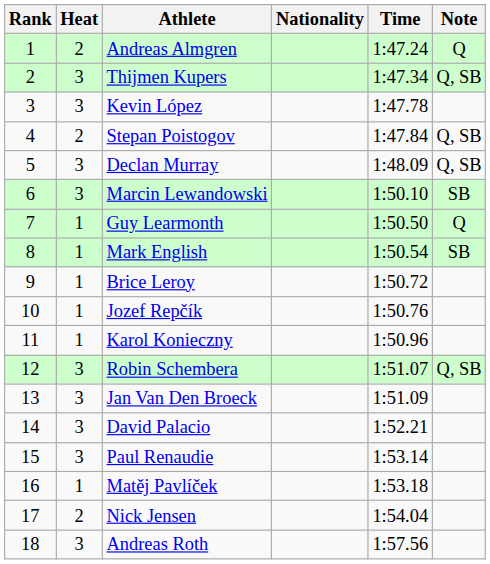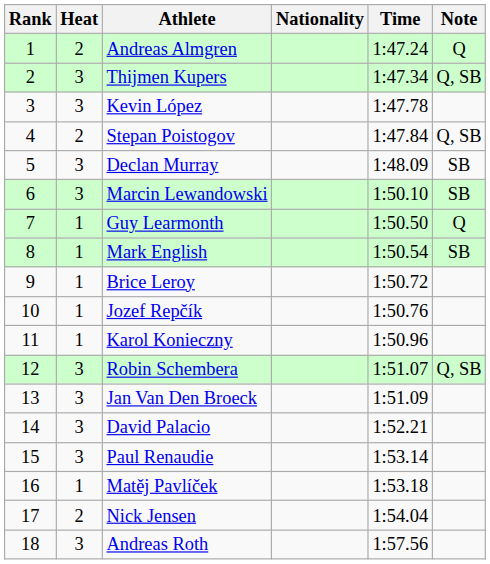(459, 164) Q, SB -> (459, 164) SB
